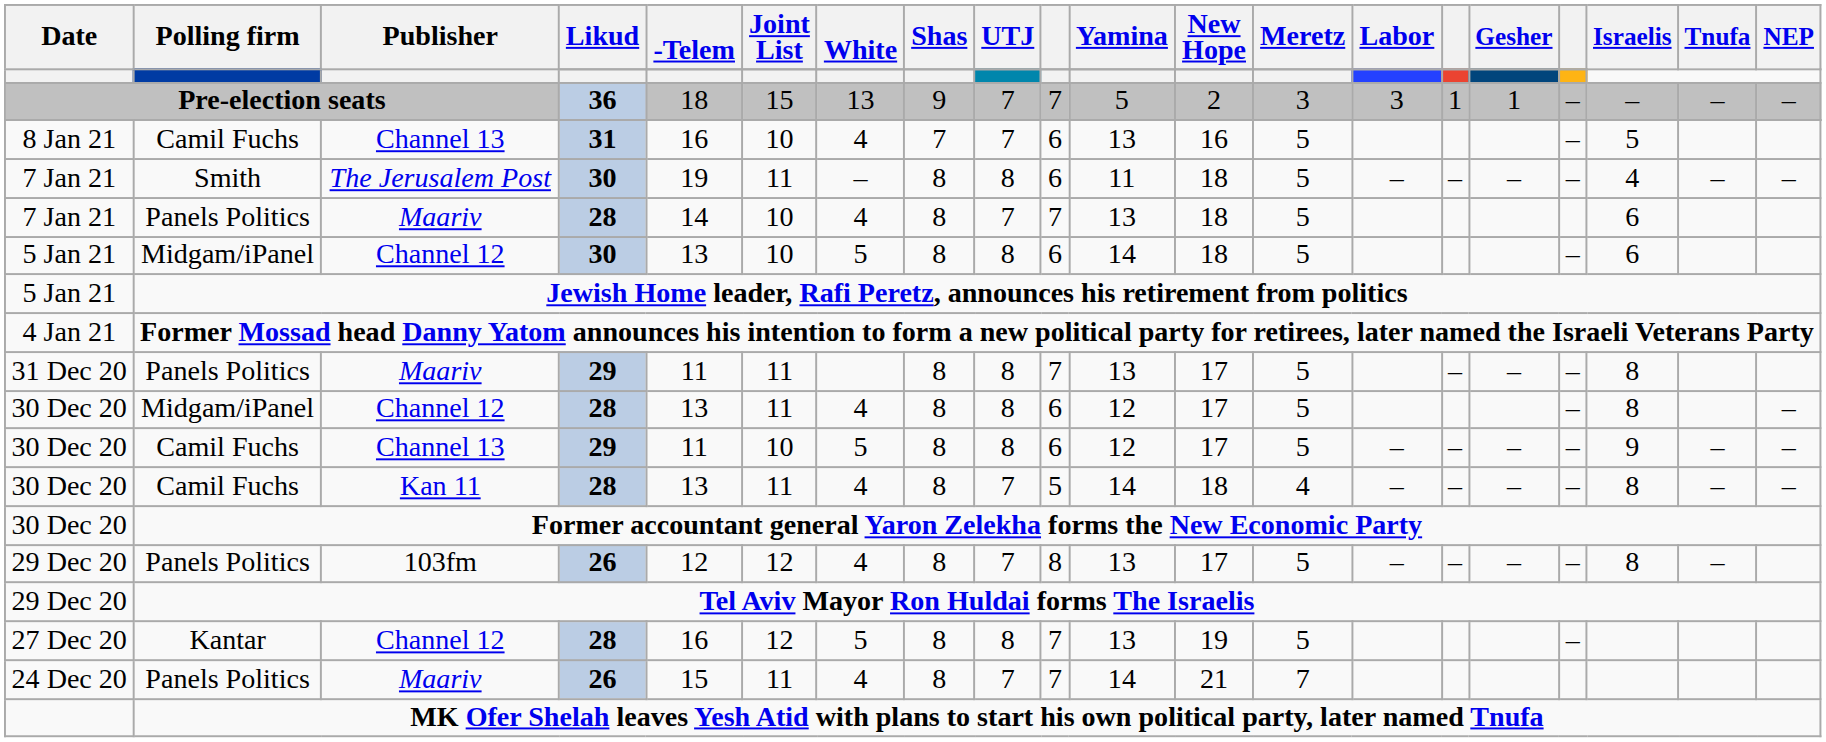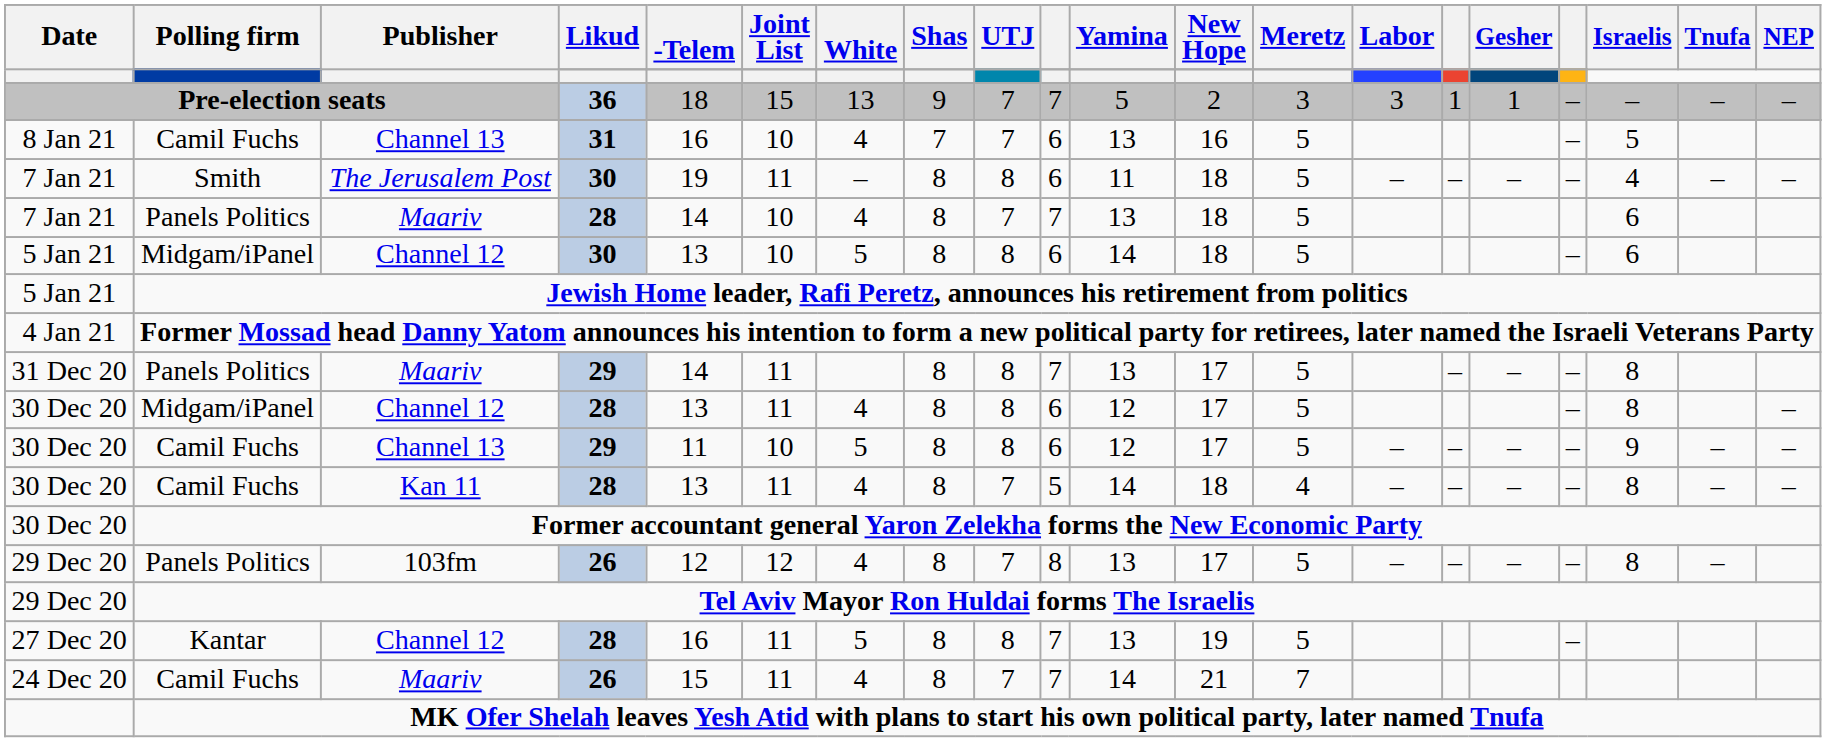(694, 370) 11 -> (694, 370) 14
(779, 640) 12 -> (779, 640) 11
(228, 678) Panels Politics -> (228, 678) Camil Fuchs
